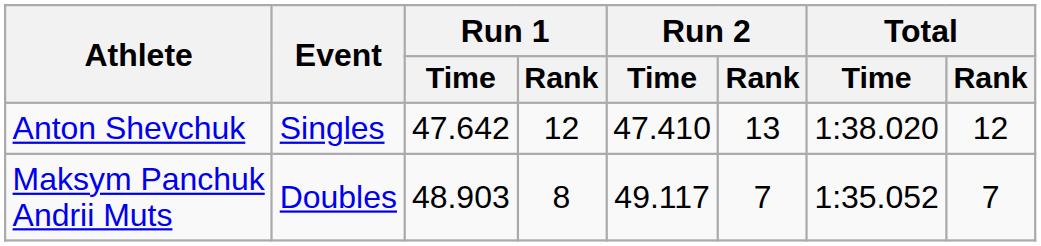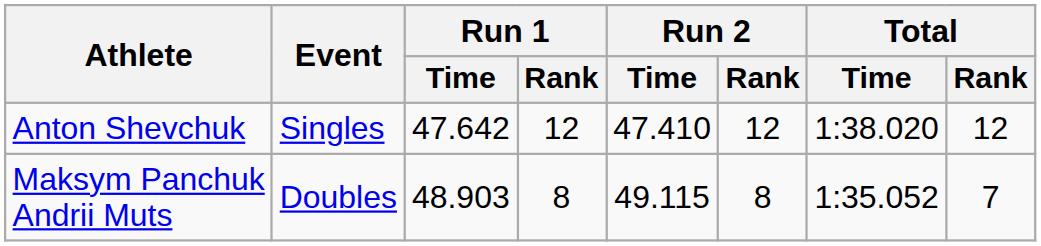(763, 129) 13 -> (763, 129) 12
(662, 197) 49.117 -> (662, 197) 49.115
(763, 197) 7 -> (763, 197) 8
